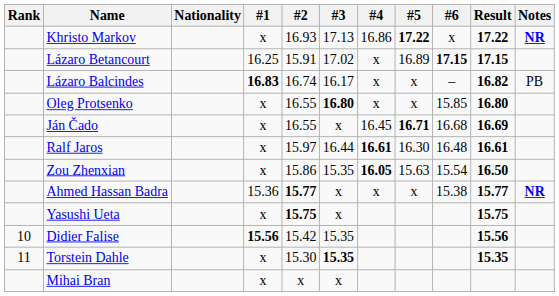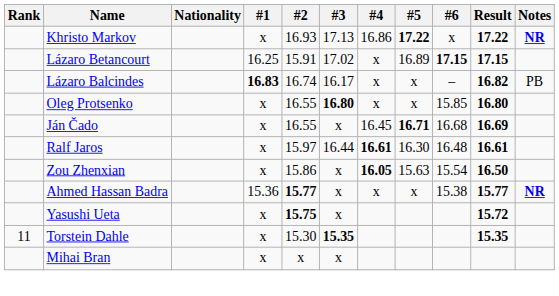(338, 170) 15.35 -> (338, 170) x
(493, 214) 15.75 -> (493, 214) 15.72
- row: (83, 236)
